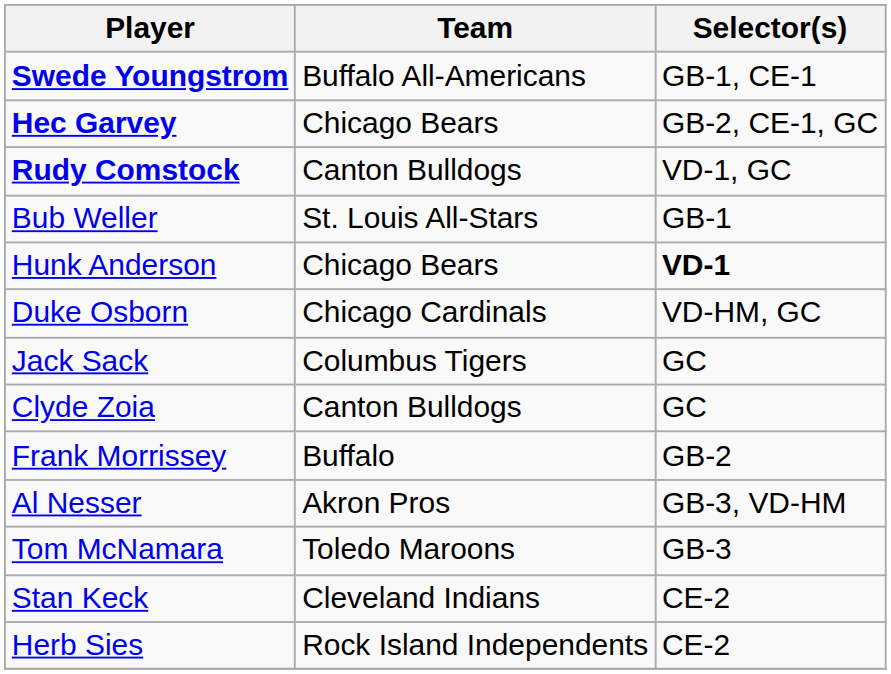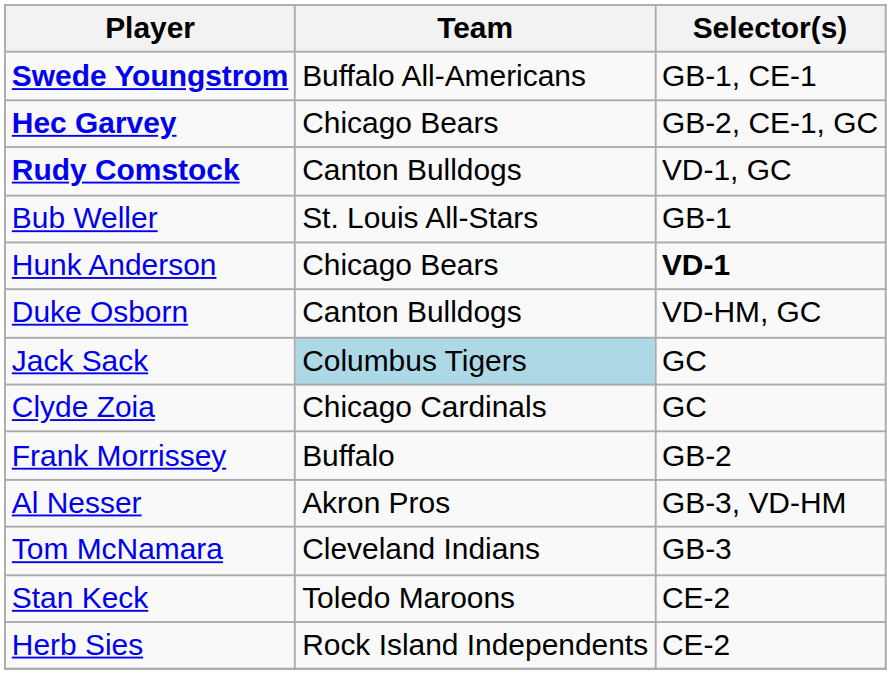(424, 312) Chicago Cardinals -> (412, 312) Canton Bulldogs
(414, 360) no background -> (414, 360) lightblue background
(412, 407) Canton Bulldogs -> (424, 407) Chicago Cardinals
(409, 550) Toledo Maroons -> (421, 550) Cleveland Indians
(421, 597) Cleveland Indians -> (409, 597) Toledo Maroons
